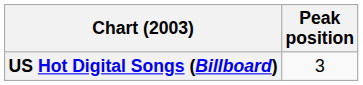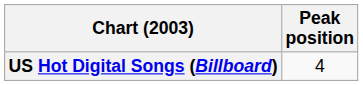(320, 66) 3 -> (320, 66) 4
